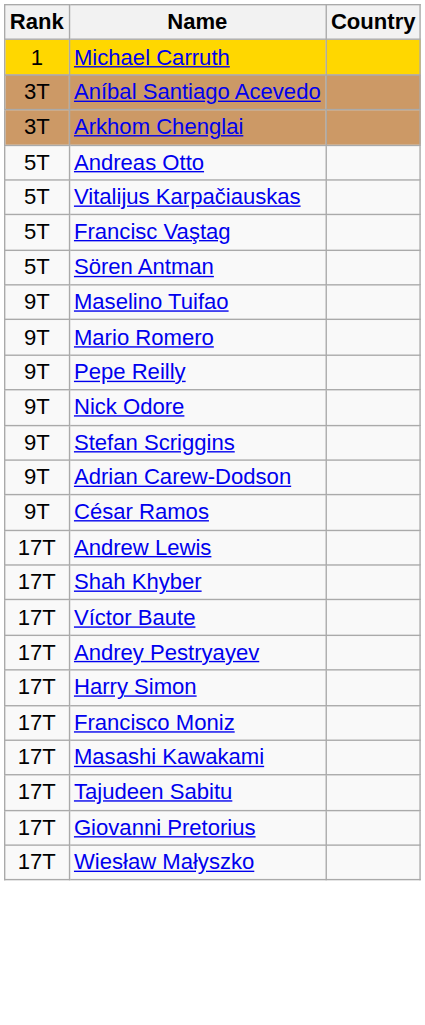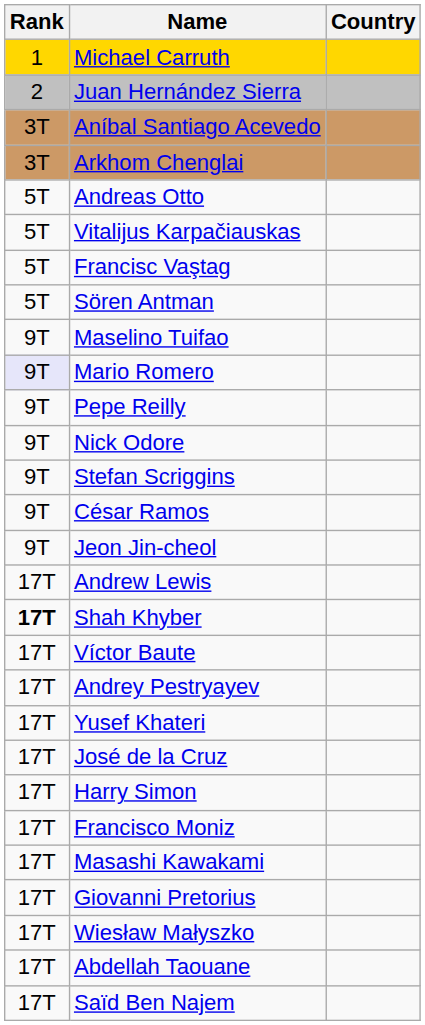+ row: (187, 92)
(37, 337) no background -> (37, 372) lavender background
- row: (183, 477)
+ row: (145, 547)
(37, 582) normal -> (37, 617) bold
+ row: (140, 722)
+ row: (151, 757)
- row: (153, 792)
+ row: (162, 967)
+ row: (154, 1002)
